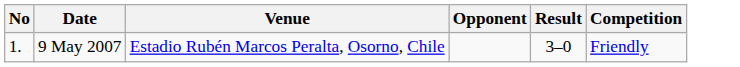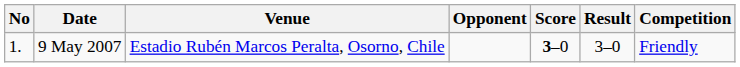+ column: (555, 18)
